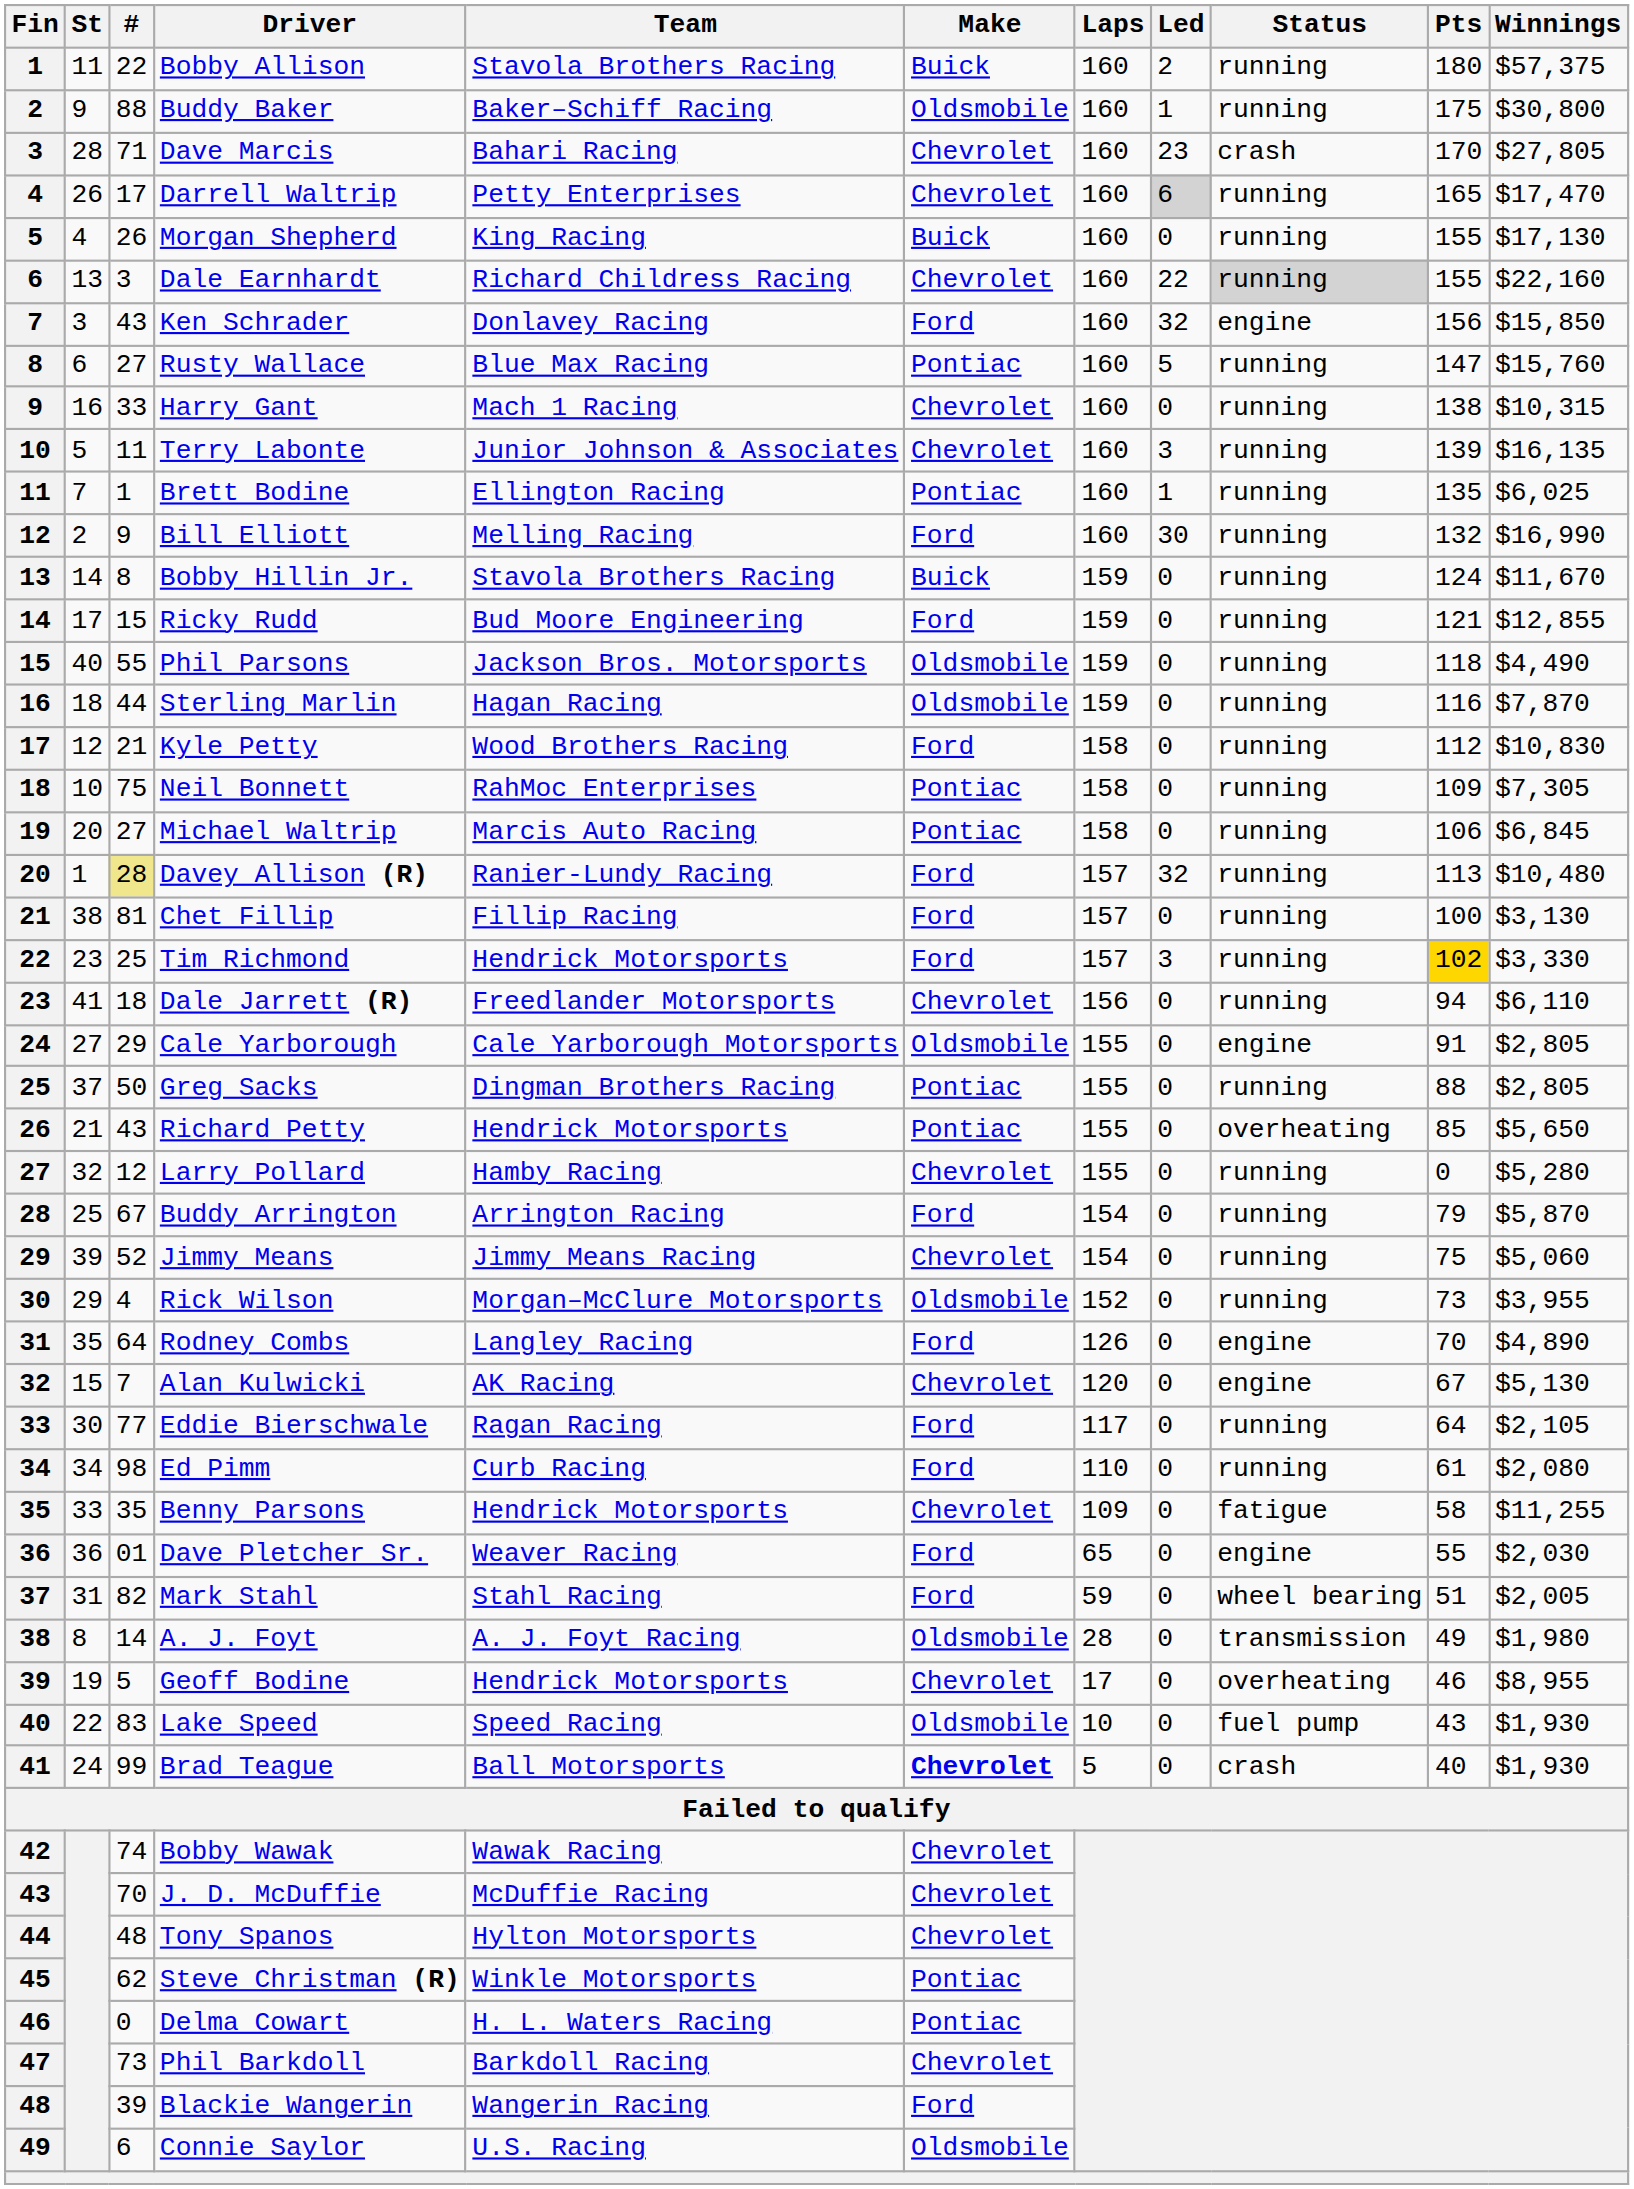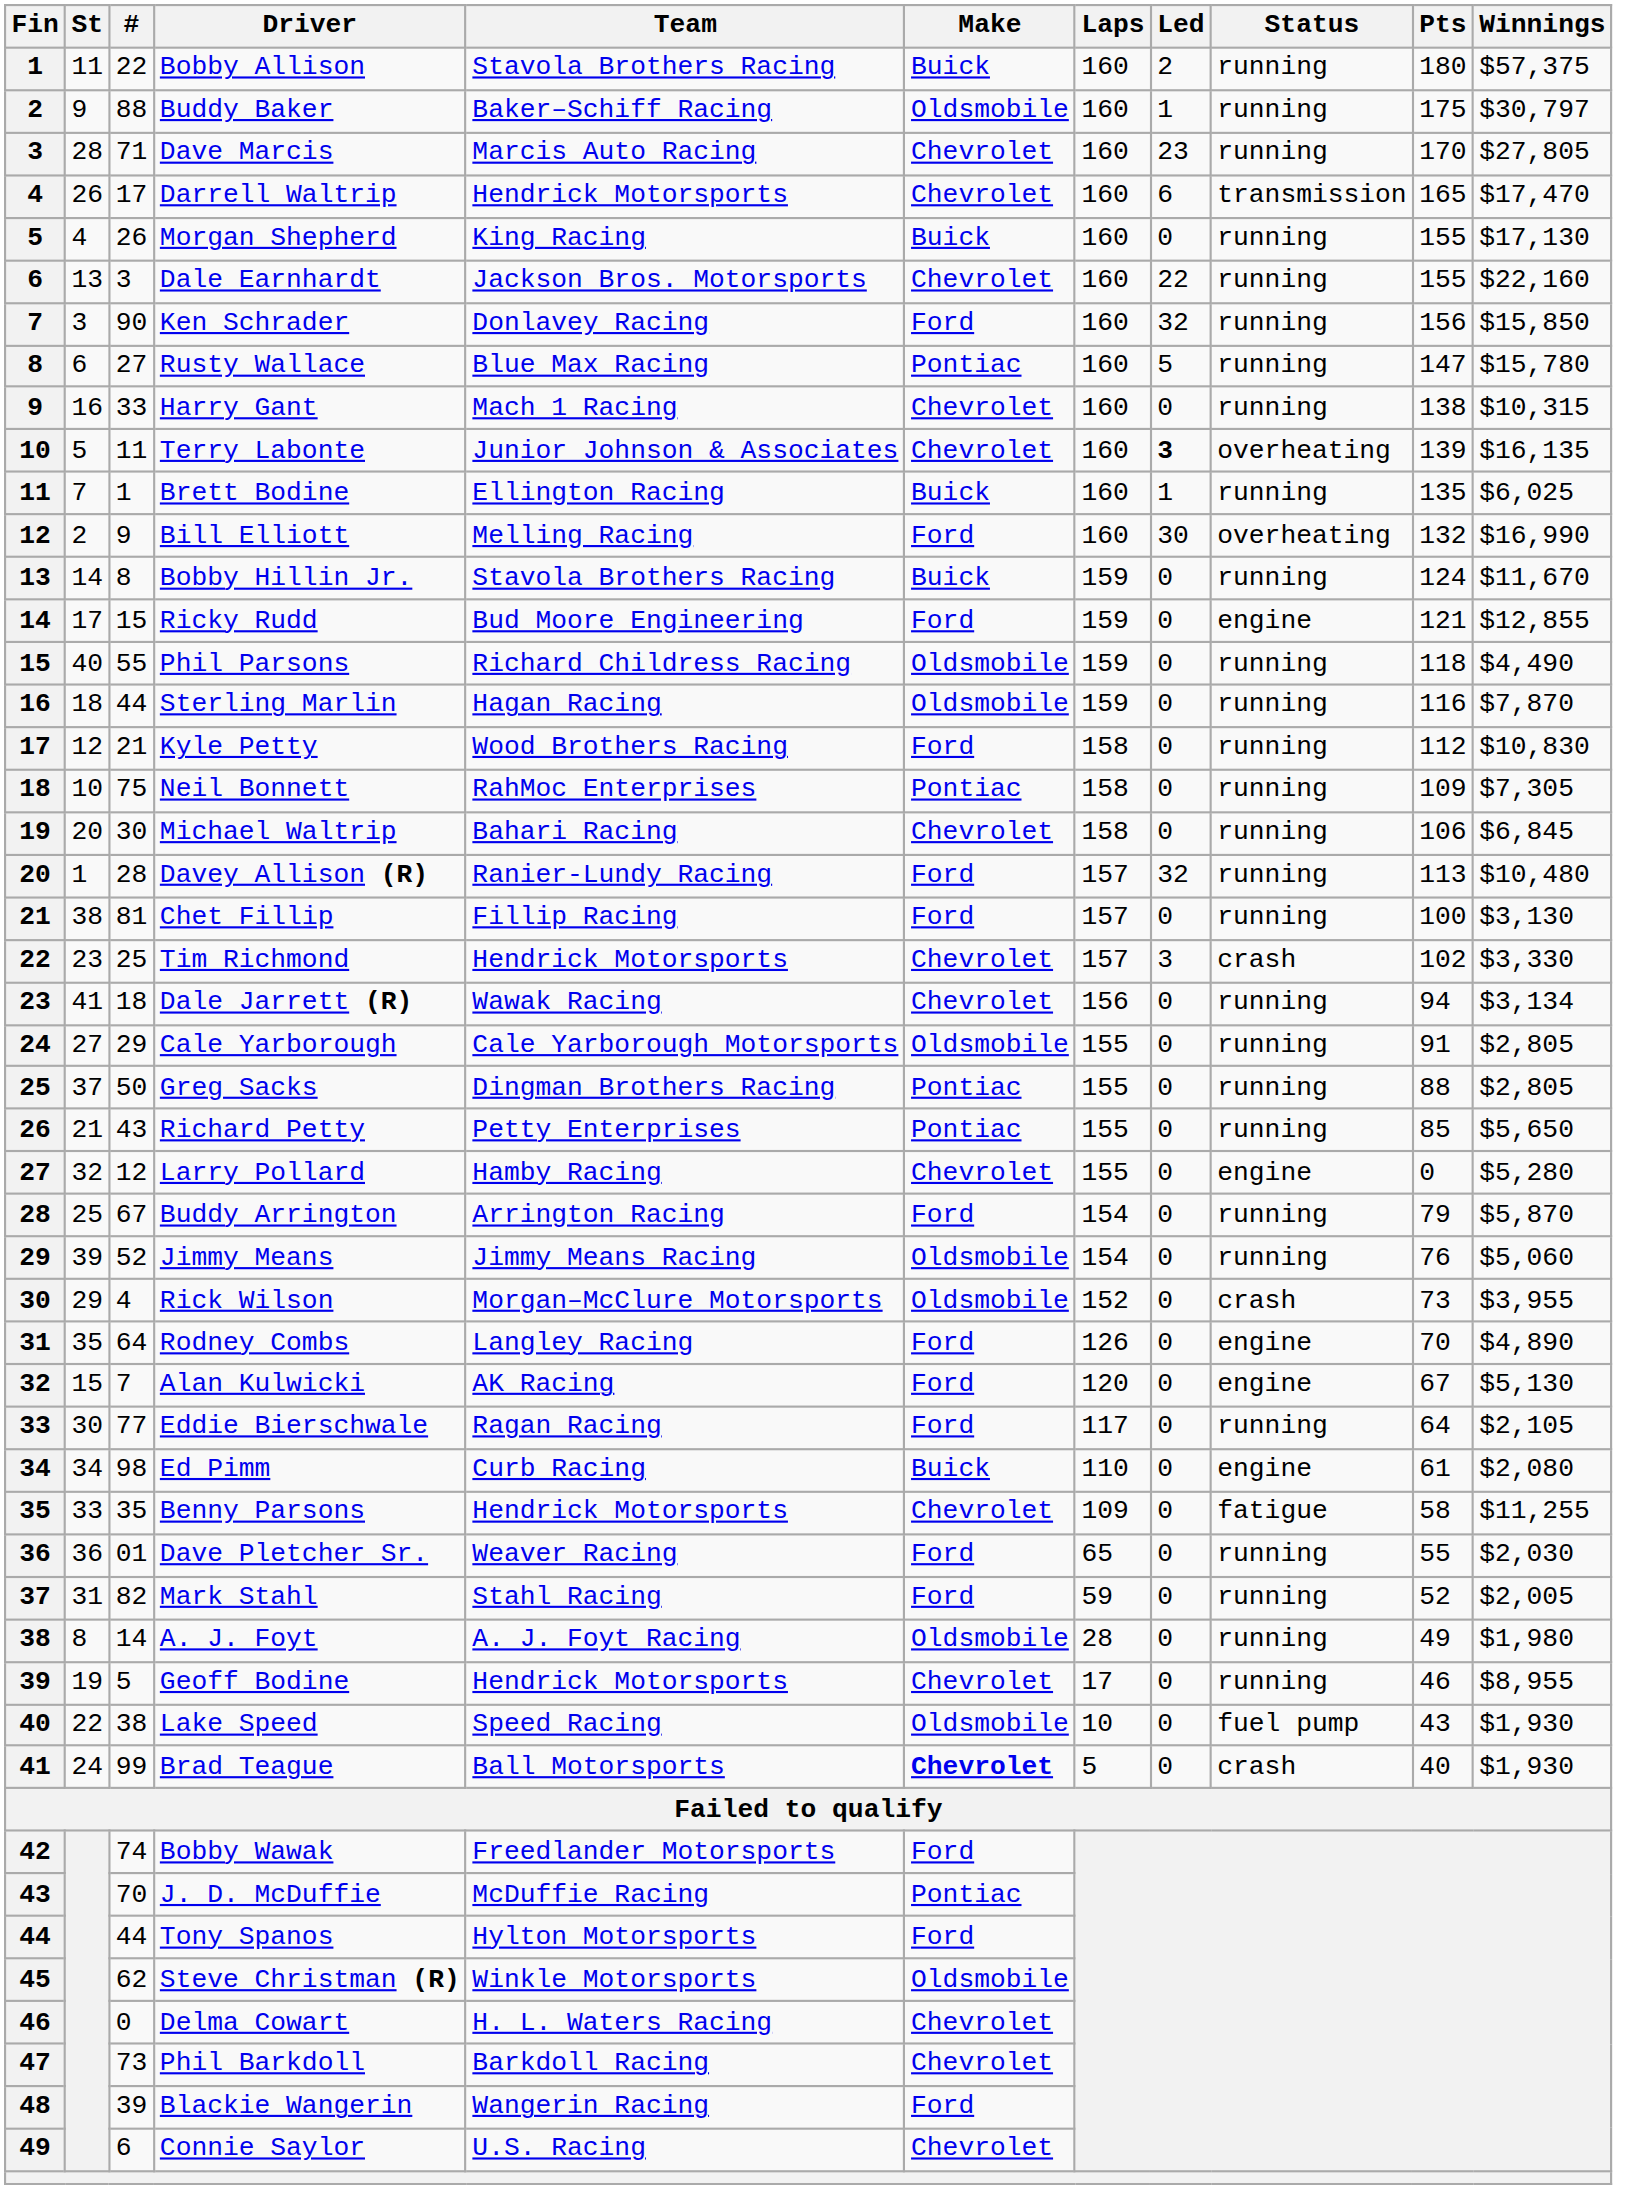(1550, 112) $30,800 -> (1534, 112) $30,797
(575, 154) Bahari Racing -> (614, 154) Marcis Auto Racing
(1257, 154) crash -> (1272, 154) running
(606, 197) Petty Enterprises -> (630, 197) Hendrick Motorsports
(1165, 197) lightgrey background -> (1165, 197) no background
(1272, 197) running -> (1312, 197) transmission
(662, 281) Richard Childress Racing -> (670, 281) Jackson Bros. Motorsports
(1272, 281) lightgrey background -> (1272, 281) no background
(131, 324) 43 -> (131, 324) 90
(1265, 324) engine -> (1272, 324) running
(1550, 366) $15,760 -> (1534, 366) $15,780
(1165, 451) normal -> (1165, 451) bold
(1272, 451) running -> (1304, 451) overheating
(966, 494) Pontiac -> (951, 494) Buick
(1272, 536) running -> (1304, 536) overheating
(1272, 621) running -> (1265, 621) engine
(670, 664) Jackson Bros. Motorsports -> (662, 664) Richard Childress Racing
(131, 834) 27 -> (131, 834) 30
(614, 834) Marcis Auto Racing -> (575, 834) Bahari Racing
(966, 834) Pontiac -> (982, 834) Chevrolet
(131, 876) khaki background -> (131, 876) no background
(943, 961) Ford -> (982, 961) Chevrolet
(1272, 961) running -> (1257, 961) crash
(1459, 961) gold background -> (1443, 961) no background
(654, 1003) Freedlander Motorsports -> (567, 1003) Wawak Racing
(1542, 1003) $6,110 -> (1527, 1003) $3,134
(1265, 1046) engine -> (1272, 1046) running
(630, 1131) Hendrick Motorsports -> (606, 1131) Petty Enterprises
(1304, 1131) overheating -> (1272, 1131) running
(1272, 1173) running -> (1265, 1173) engine
(982, 1258) Chevrolet -> (990, 1258) Oldsmobile
(1451, 1258) 75 -> (1435, 1258) 76
(1272, 1301) running -> (1257, 1301) crash
(982, 1386) Chevrolet -> (943, 1386) Ford
(943, 1471) Ford -> (951, 1471) Buick
(1272, 1471) running -> (1265, 1471) engine
(1265, 1555) engine -> (1272, 1555) running
(1320, 1598) wheel bearing -> (1272, 1598) running
(1451, 1598) 51 -> (1435, 1598) 52
(1312, 1640) transmission -> (1272, 1640) running
(1304, 1683) overheating -> (1272, 1683) running
(131, 1725) 83 -> (131, 1725) 38
(567, 1853) Wawak Racing -> (654, 1853) Freedlander Motorsports
(982, 1853) Chevrolet -> (943, 1853) Ford
(982, 1895) Chevrolet -> (966, 1895) Pontiac
(131, 1938) 48 -> (131, 1938) 44
(982, 1938) Chevrolet -> (943, 1938) Ford
(966, 1980) Pontiac -> (990, 1980) Oldsmobile
(966, 2023) Pontiac -> (982, 2023) Chevrolet
(990, 2150) Oldsmobile -> (982, 2150) Chevrolet
